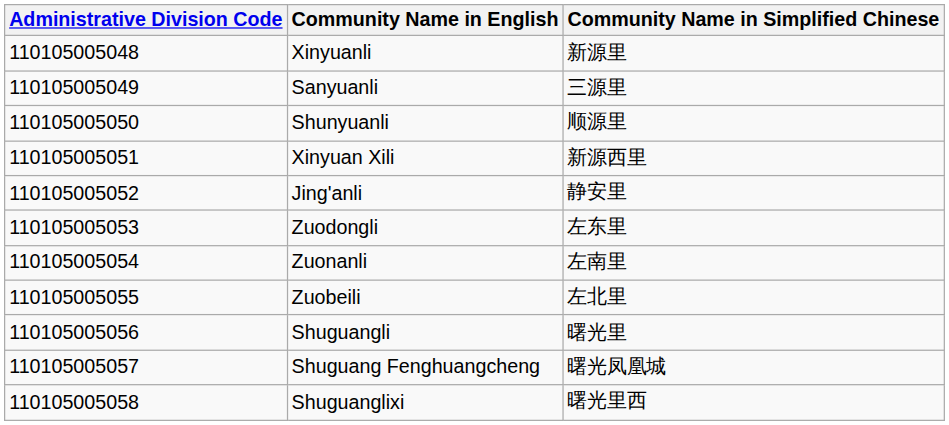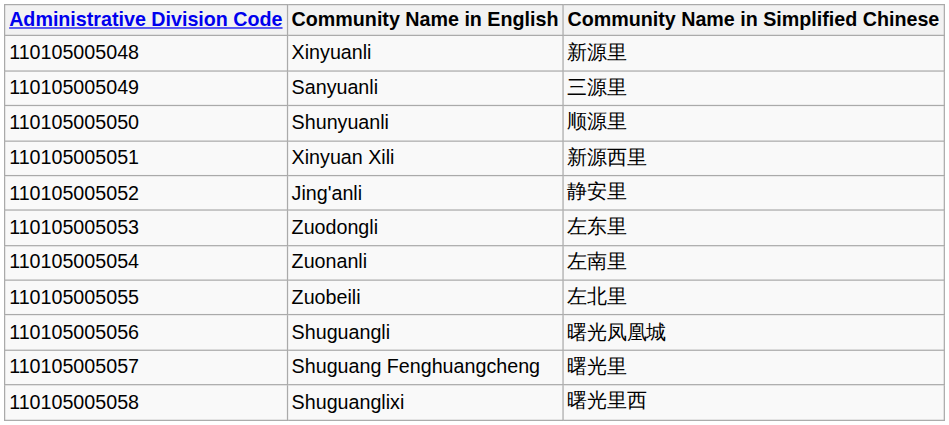(597, 331) 曙光里 -> (617, 331) 曙光凤凰城
(617, 366) 曙光凤凰城 -> (597, 366) 曙光里
